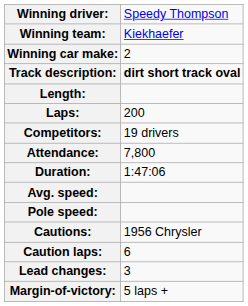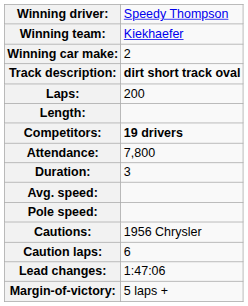rows swapped: (63, 113) <-> (63, 93)
(151, 133) normal -> (153, 133) bold
(145, 172) 1:47:06 -> (127, 172) 3
(127, 271) 3 -> (145, 271) 1:47:06
